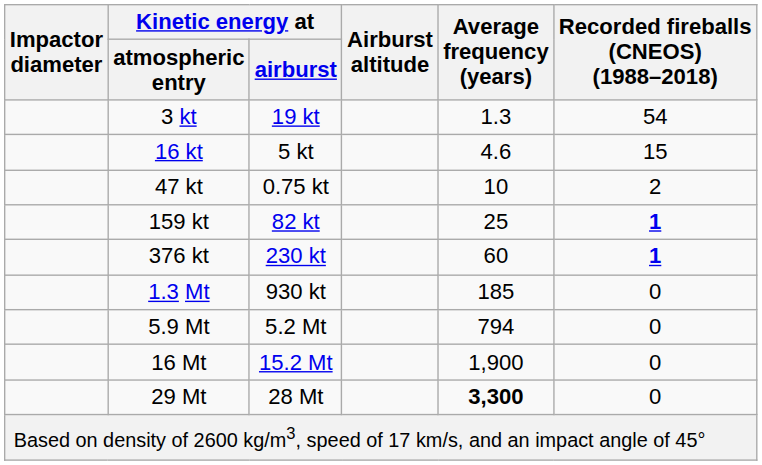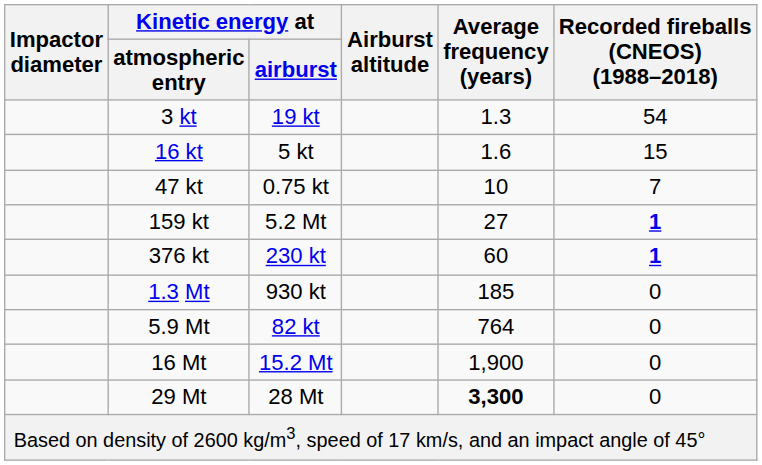(496, 151) 4.6 -> (496, 151) 1.6
(655, 186) 2 -> (655, 186) 7
(296, 221) 82 kt -> (296, 221) 5.2 Mt
(496, 221) 25 -> (496, 221) 27
(296, 326) 5.2 Mt -> (296, 326) 82 kt
(496, 326) 794 -> (496, 326) 764
